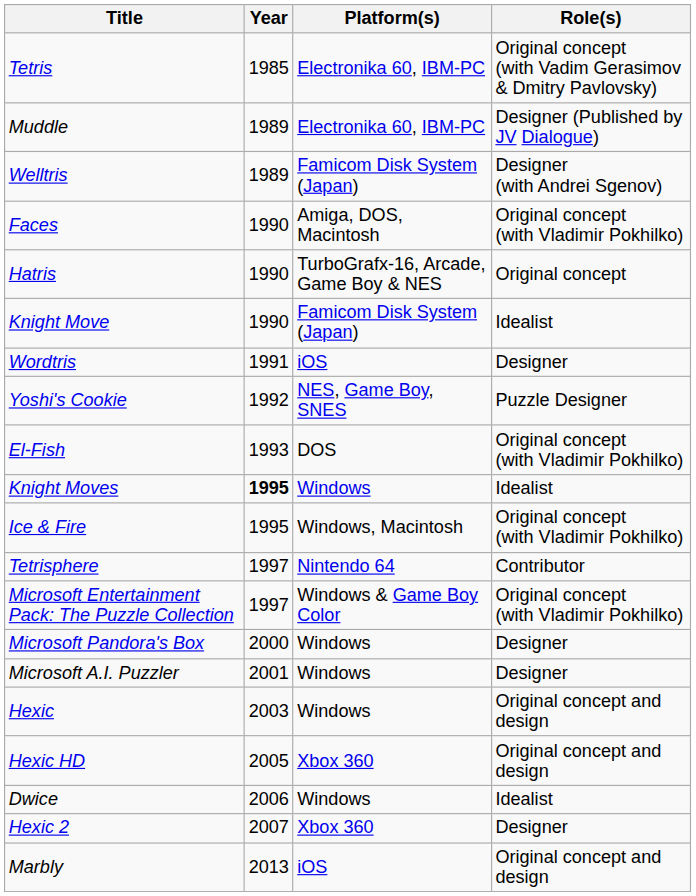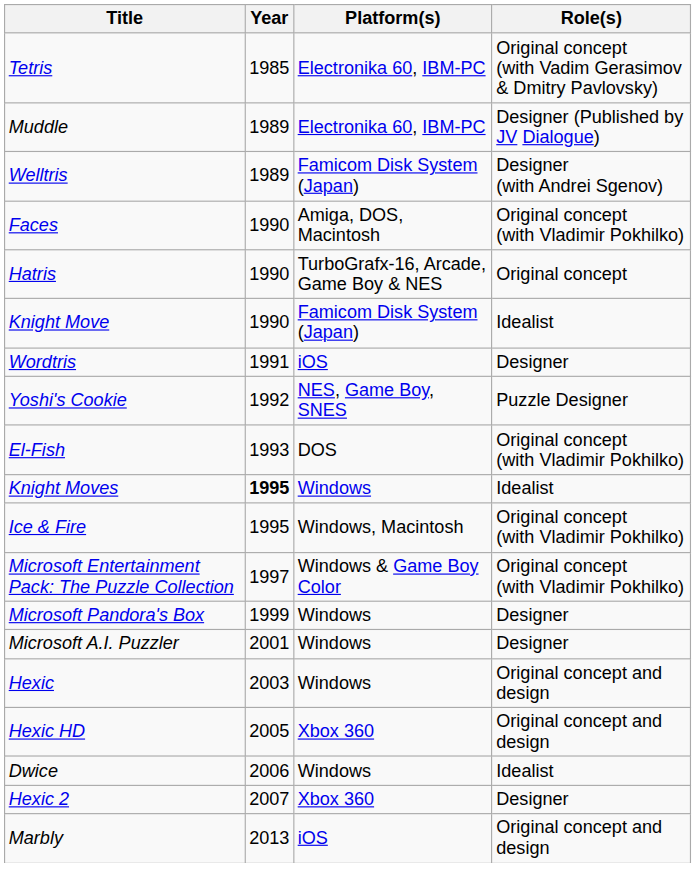- row: (54, 566)
(269, 644) 2000 -> (269, 615) 1999
